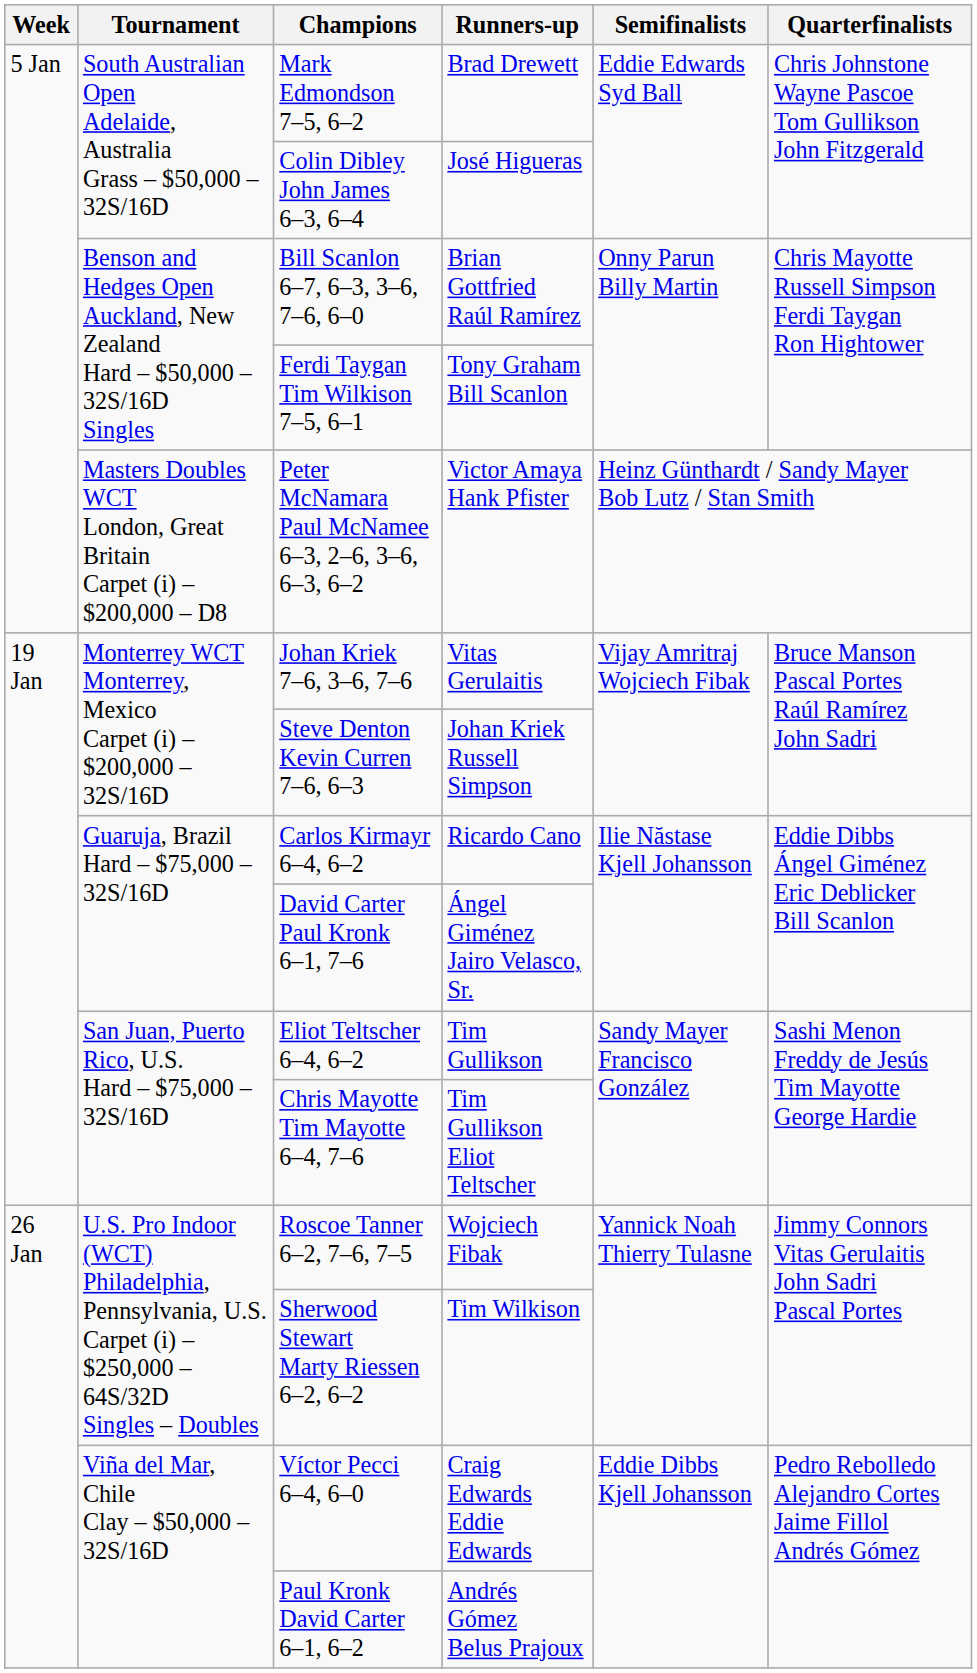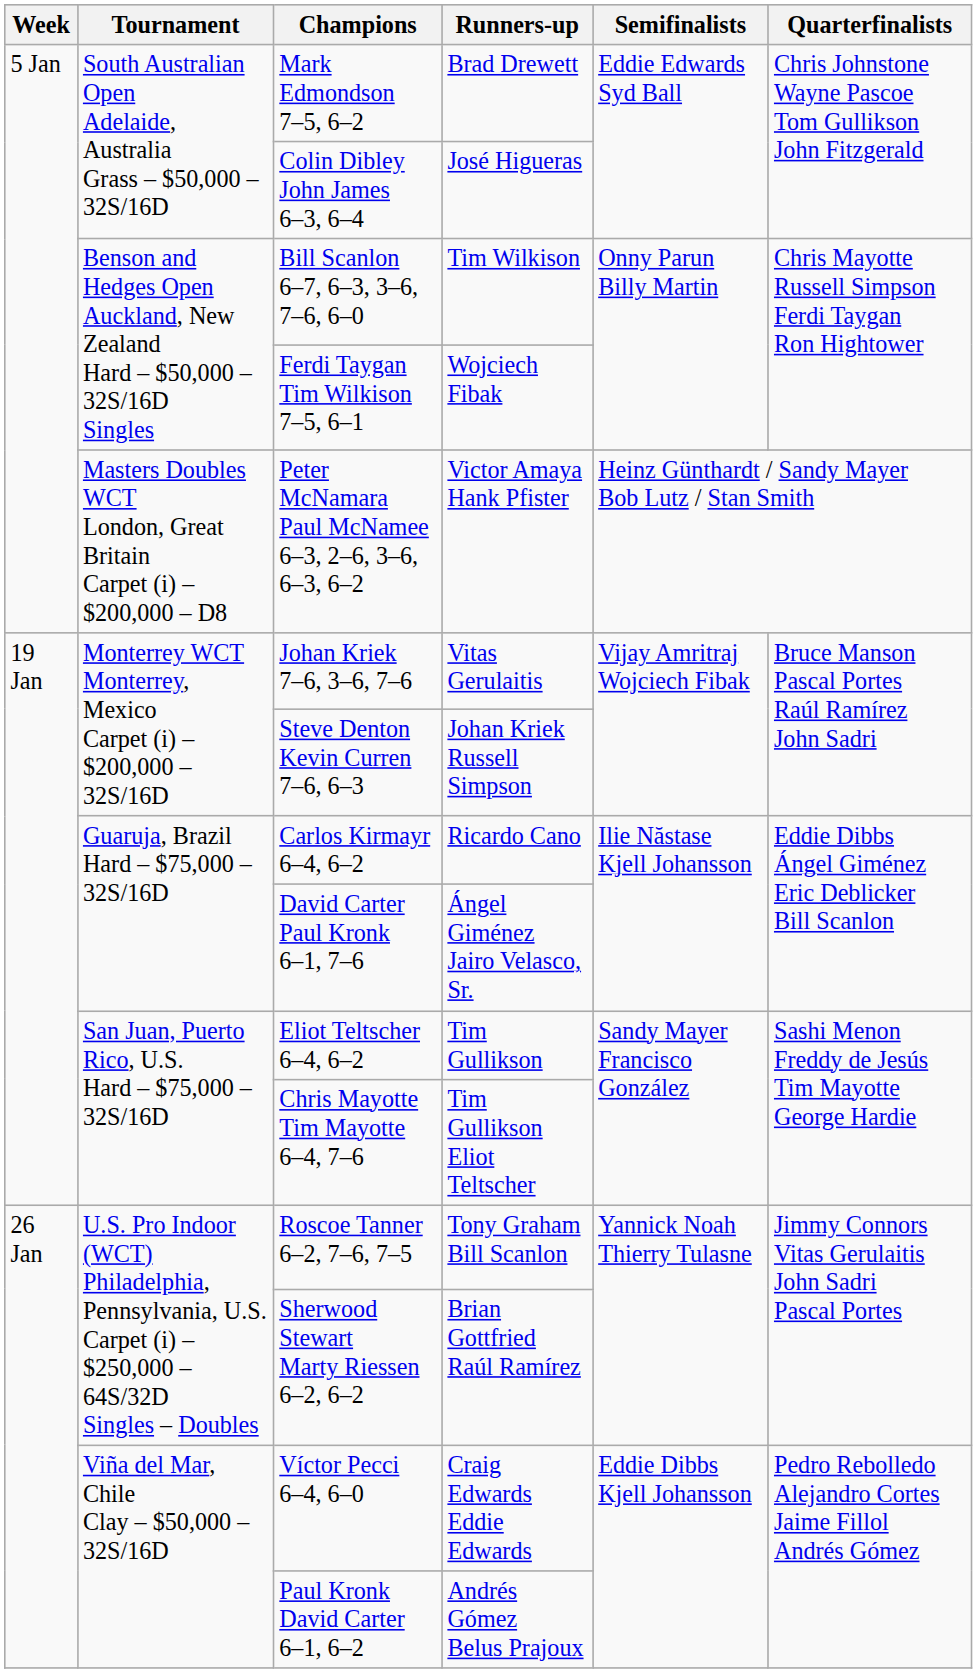(514, 287) Brian Gottfried Raúl Ramírez -> (514, 258) Tim Wilkison
(514, 378) Tony Graham Bill Scanlon -> (493, 378) Wojciech Fibak
(493, 1238) Wojciech Fibak -> (514, 1238) Tony Graham Bill Scanlon
(514, 1309) Tim Wilkison -> (514, 1337) Brian Gottfried Raúl Ramírez
